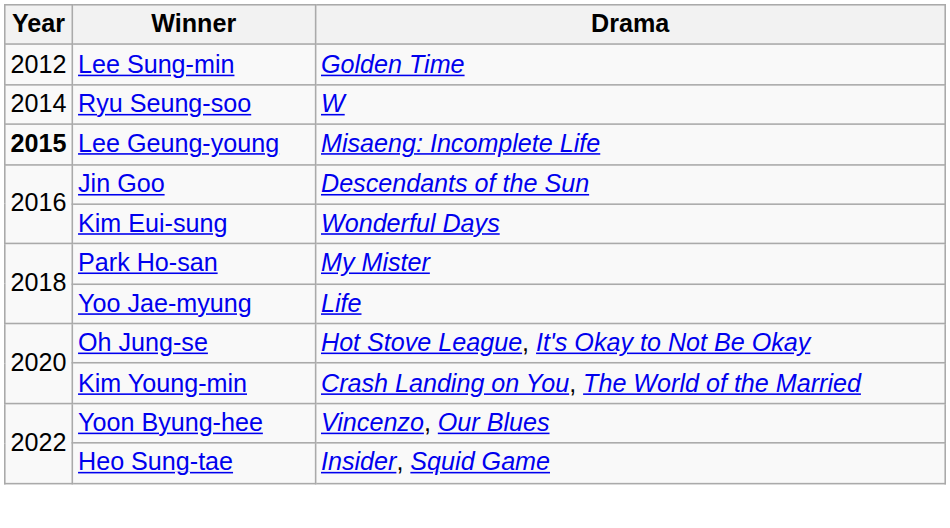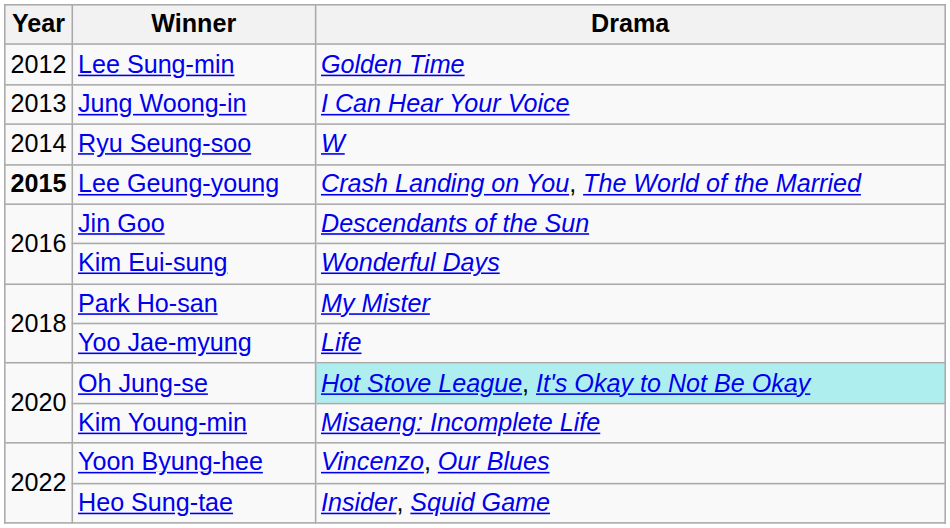+ row: (162, 104)
(461, 143) Misaeng: Incomplete Life -> (591, 183) Crash Landing on You, The World of the Married
(566, 343) no background -> (566, 382) paleturquoise background
(591, 382) Crash Landing on You, The World of the Married -> (461, 422) Misaeng: Incomplete Life
